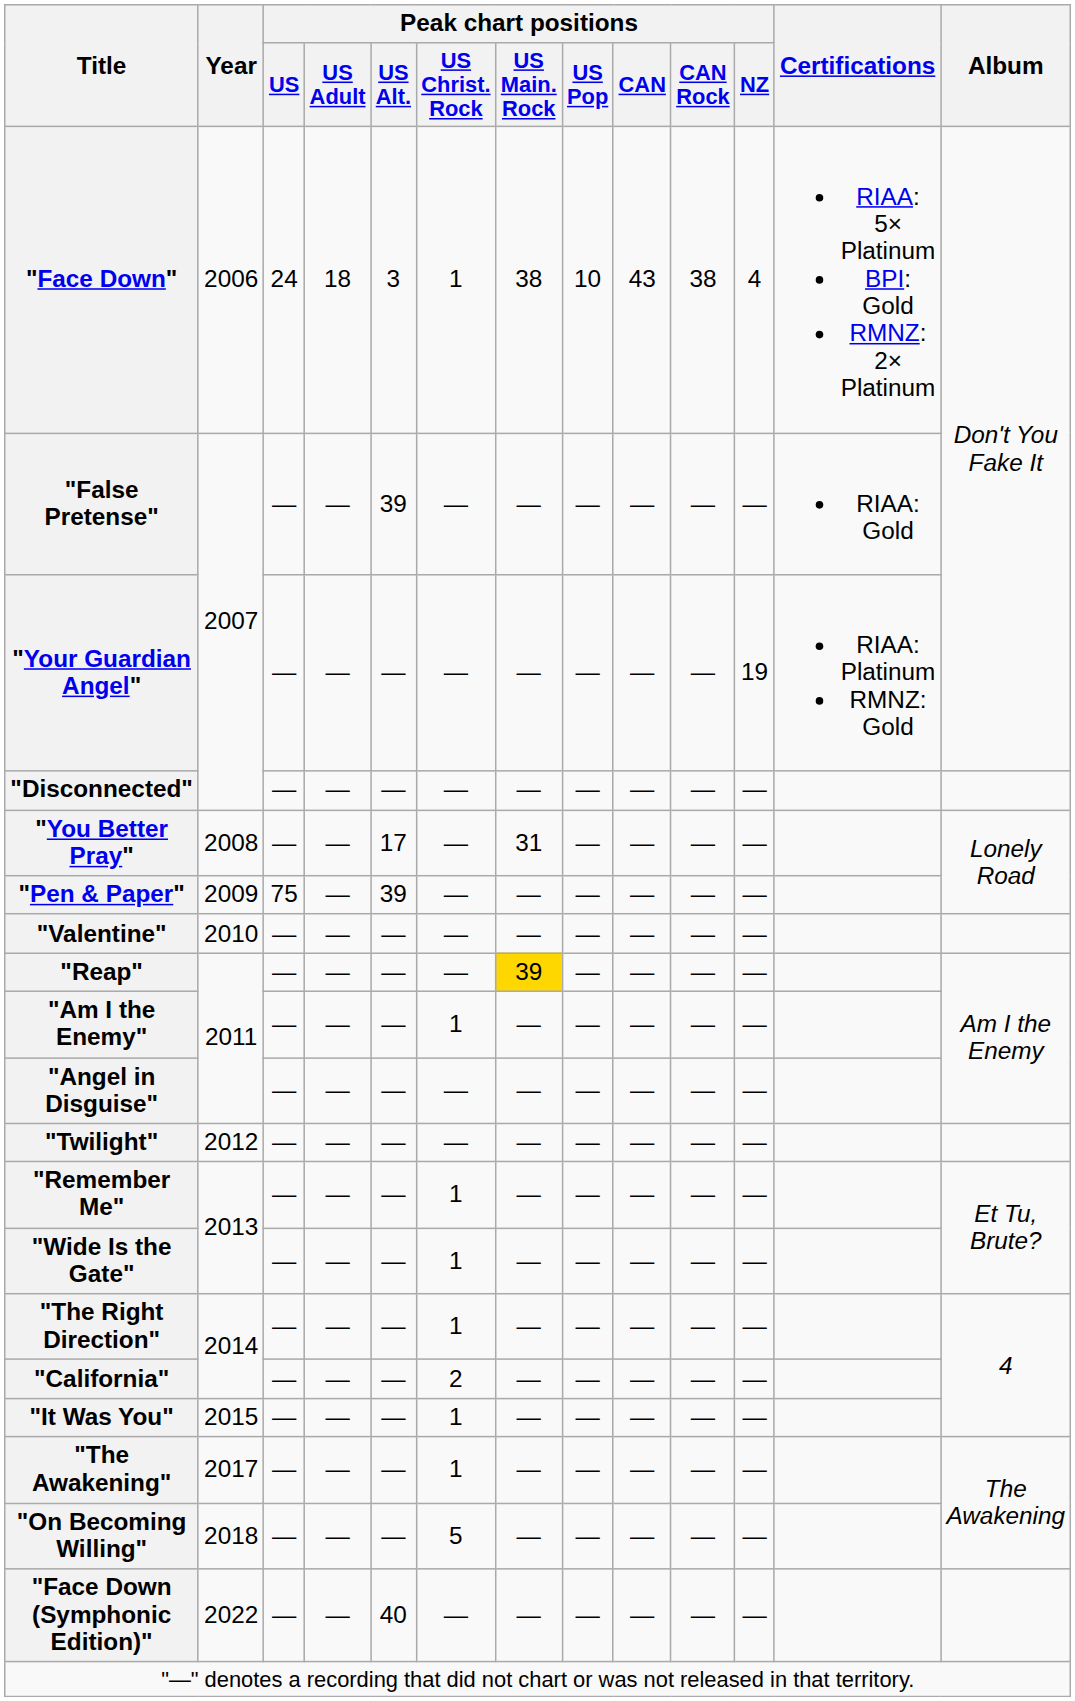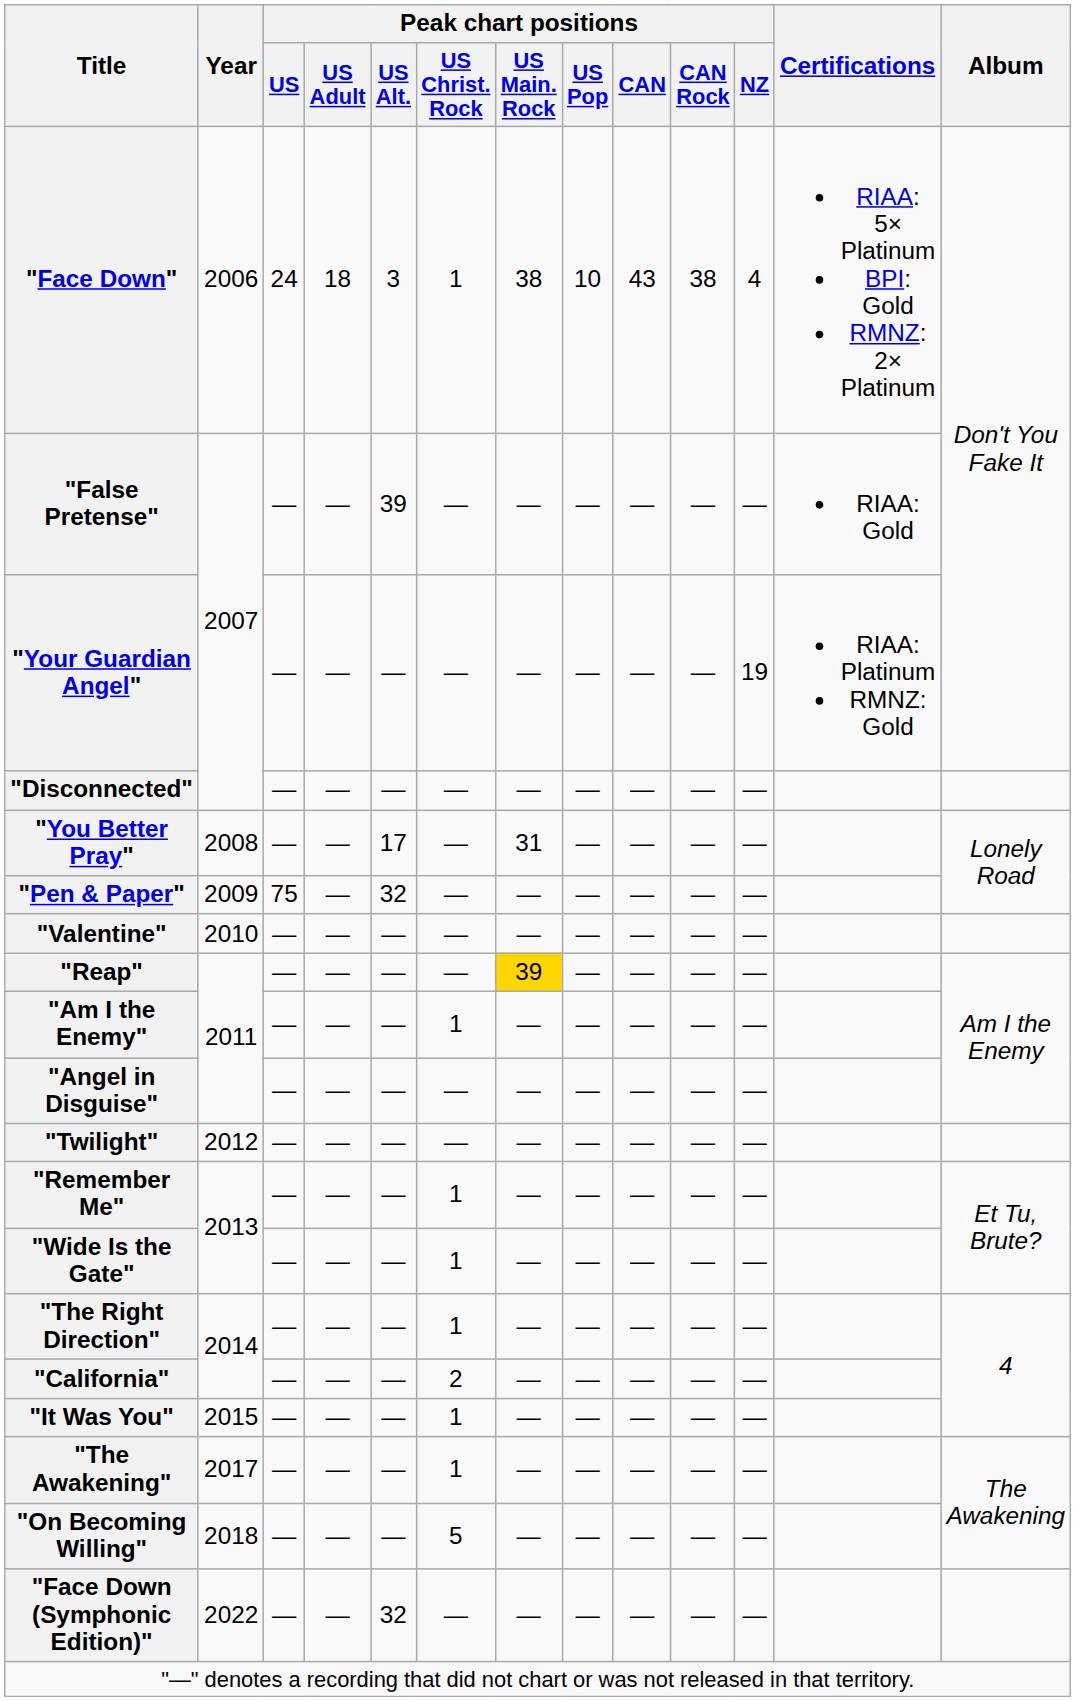(393, 894) 39 -> (393, 894) 32
(393, 1615) 40 -> (393, 1615) 32
